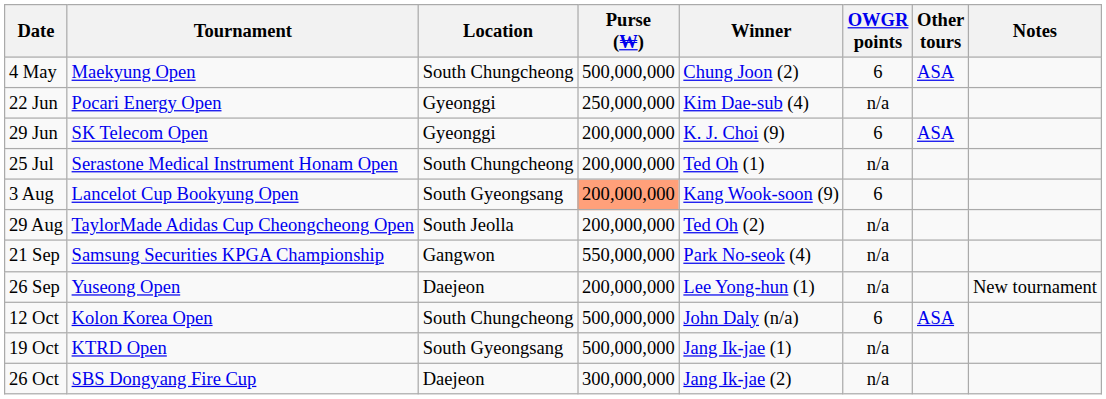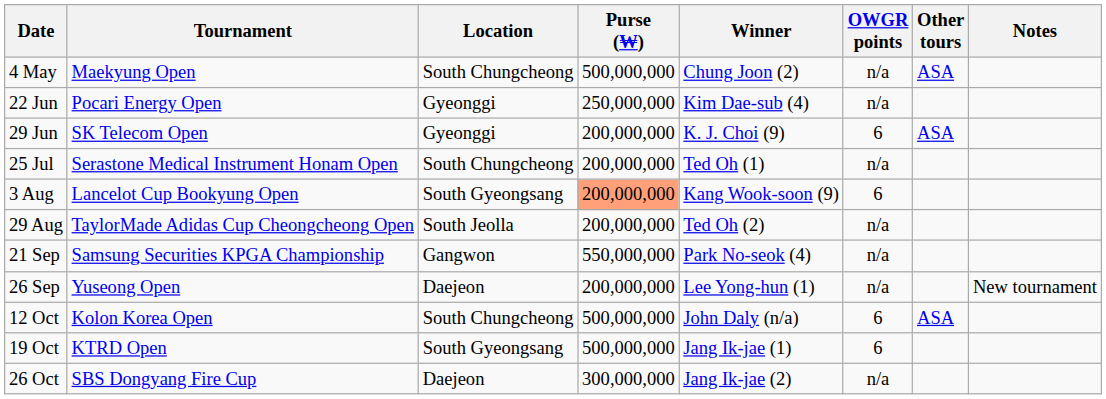(878, 72) 6 -> (878, 72) n/a
(878, 347) n/a -> (878, 347) 6
